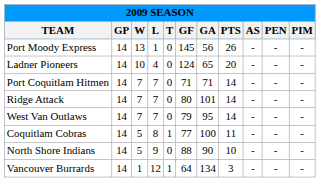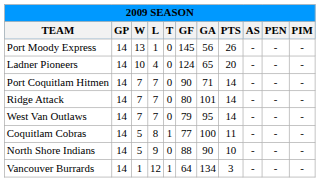(186, 82) 71 -> (186, 82) 90
